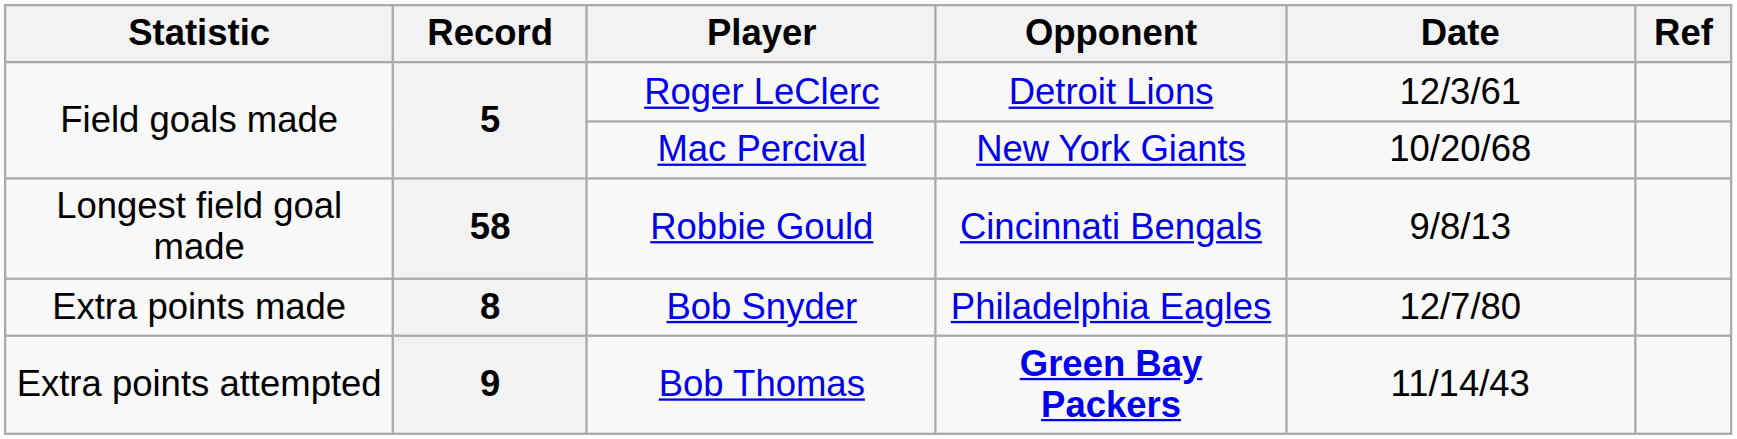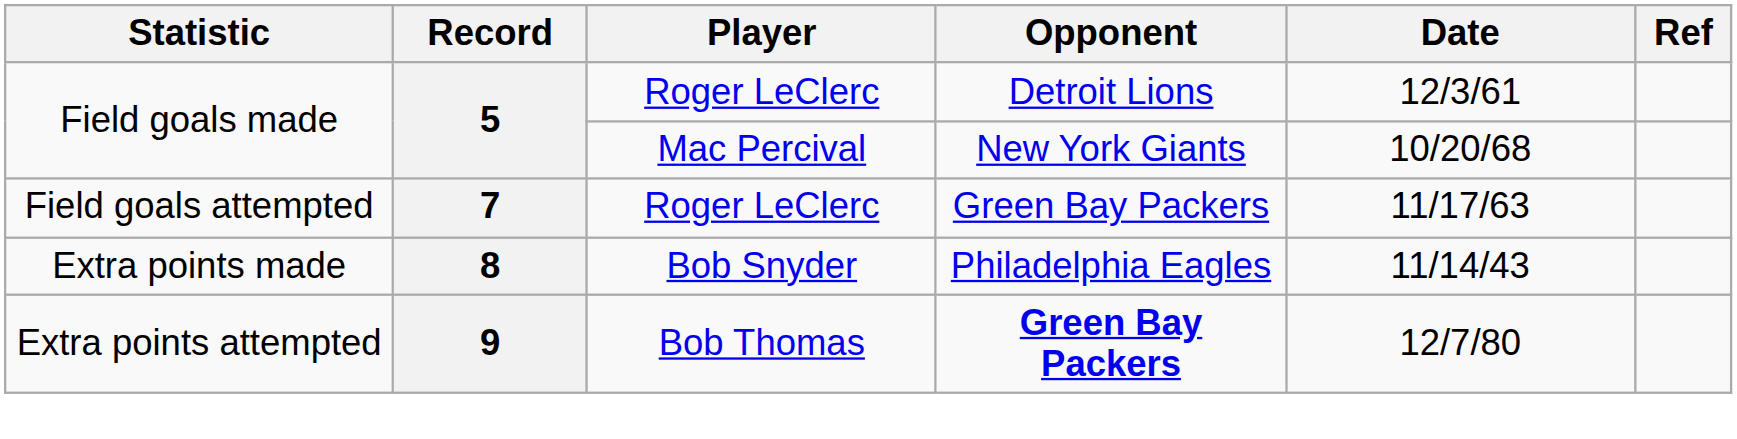- row: (199, 227)
+ row: (199, 206)
(1460, 305) 12/7/80 -> (1460, 264) 11/14/43
(1460, 384) 11/14/43 -> (1460, 343) 12/7/80
